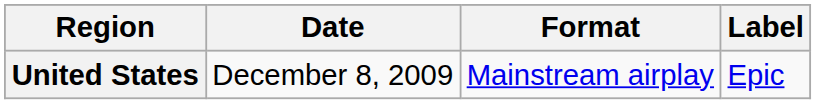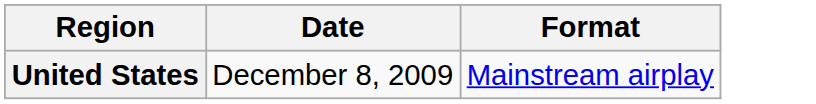- column: (766, 27)
